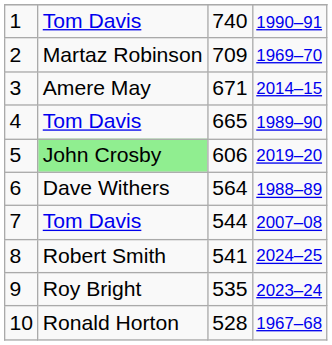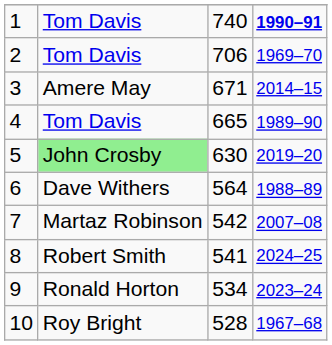(289, 21) normal -> (289, 21) bold
(123, 54) Martaz Robinson -> (92, 54) Tom Davis
(230, 54) 709 -> (230, 54) 706
(230, 155) 606 -> (230, 155) 630
(92, 222) Tom Davis -> (123, 222) Martaz Robinson
(230, 222) 544 -> (230, 222) 542
(92, 289) Roy Bright -> (111, 289) Ronald Horton
(230, 289) 535 -> (230, 289) 534
(111, 322) Ronald Horton -> (92, 322) Roy Bright
